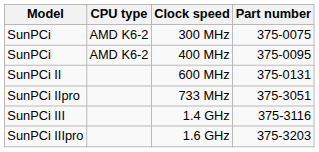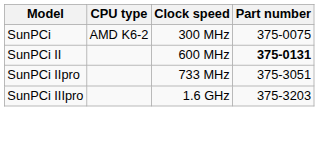- row: (204, 55)
(284, 75) normal -> (284, 55) bold
- row: (206, 116)
